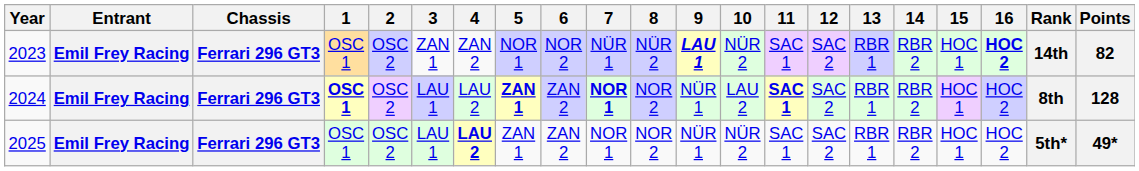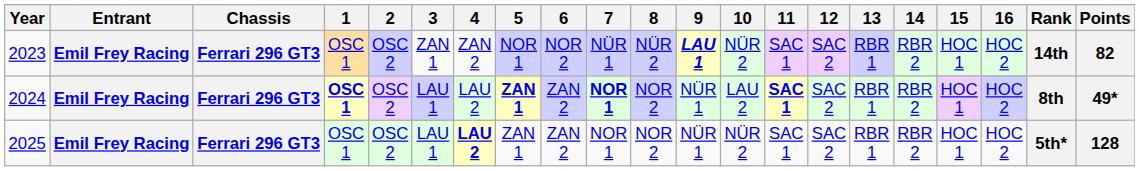(1004, 53) bold -> (1004, 53) normal
(1105, 98) 128 -> (1105, 98) 49*
(1105, 143) 49* -> (1105, 143) 128
